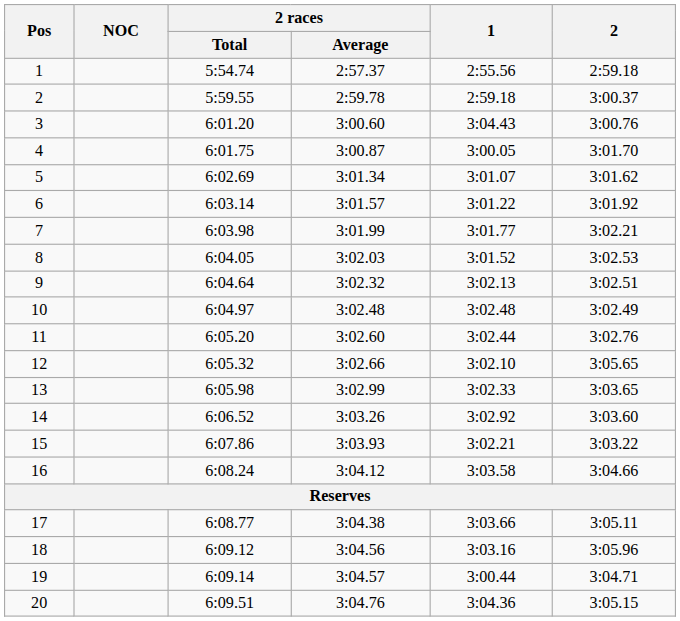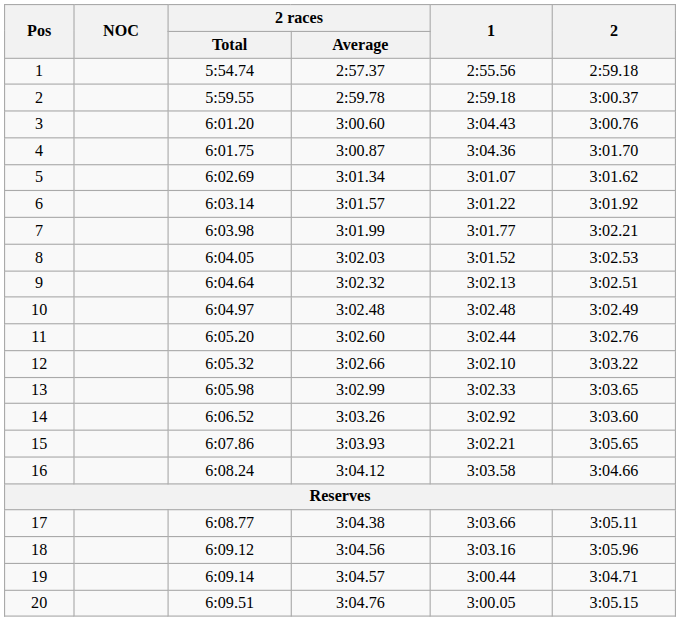(491, 151) 3:00.05 -> (491, 151) 3:04.36
(614, 363) 3:05.65 -> (614, 363) 3:03.22
(614, 443) 3:03.22 -> (614, 443) 3:05.65
(491, 603) 3:04.36 -> (491, 603) 3:00.05
